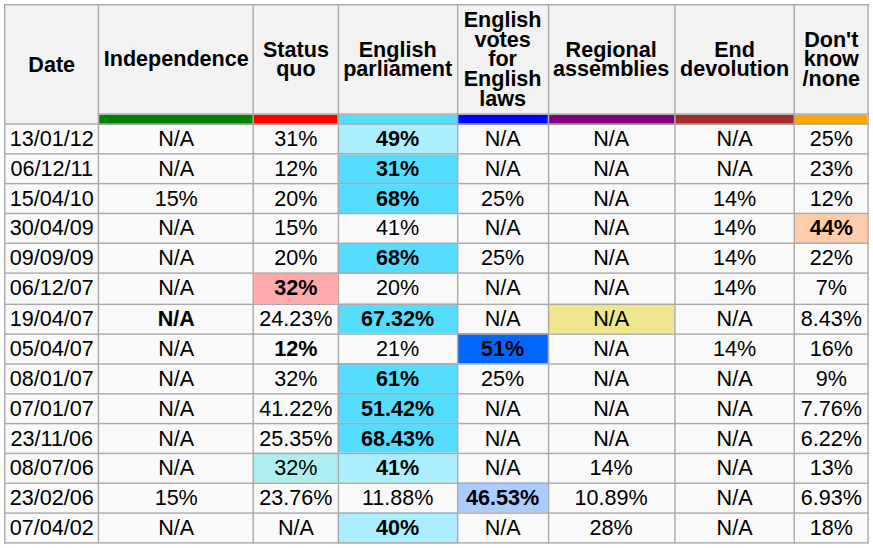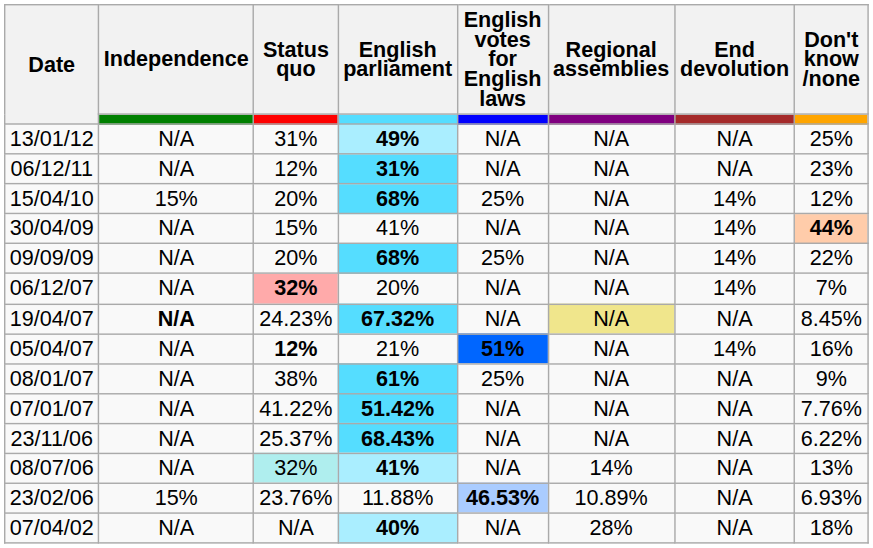(831, 318) 8.43% -> (831, 318) 8.45%
(296, 378) 32% -> (296, 378) 38%
(296, 438) 25.35% -> (296, 438) 25.37%
